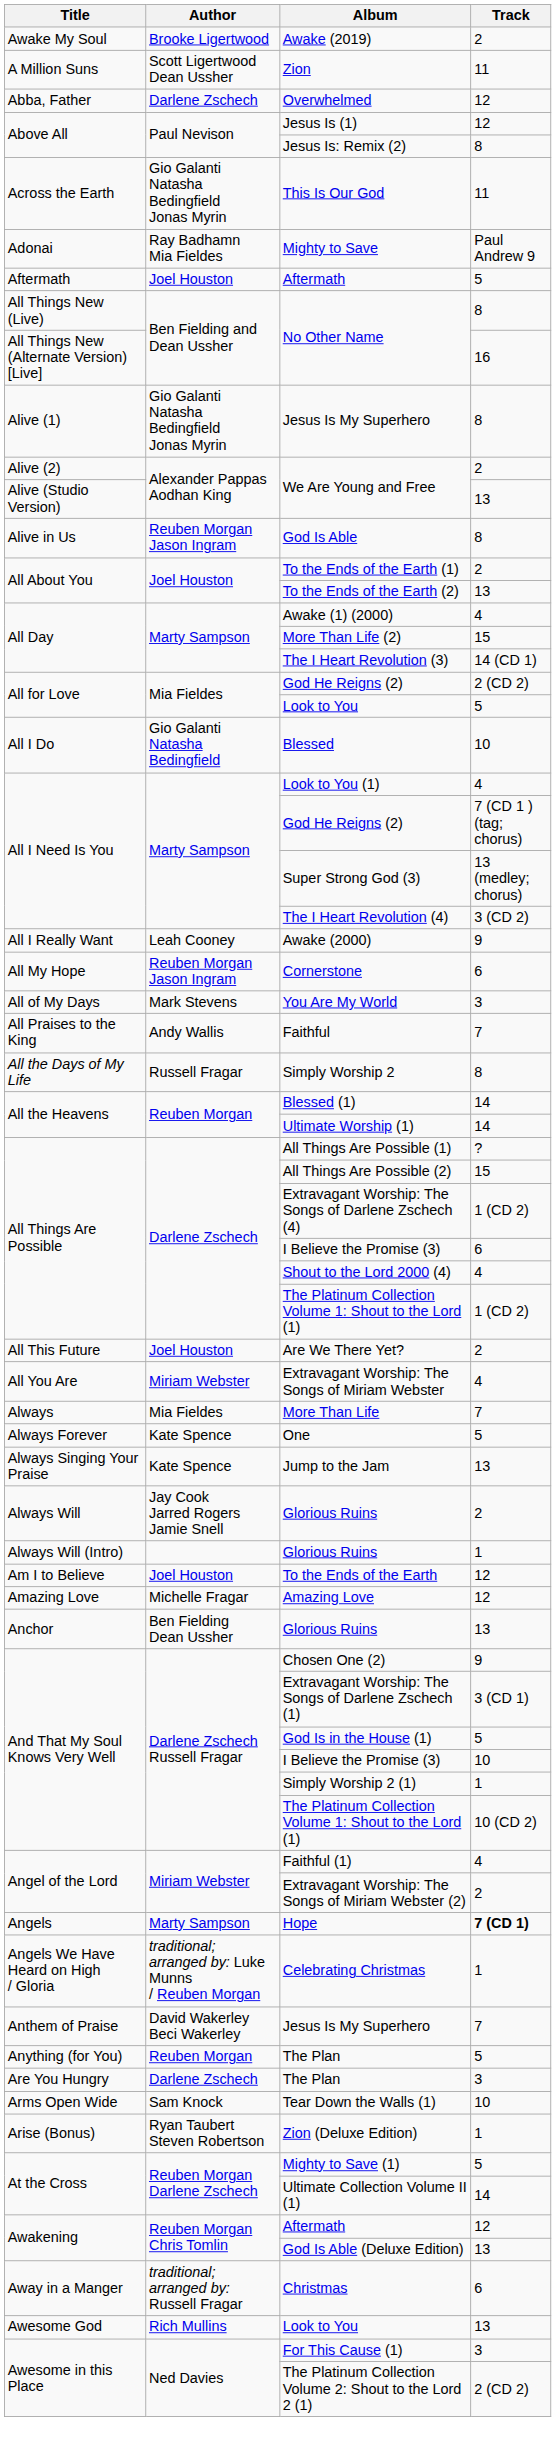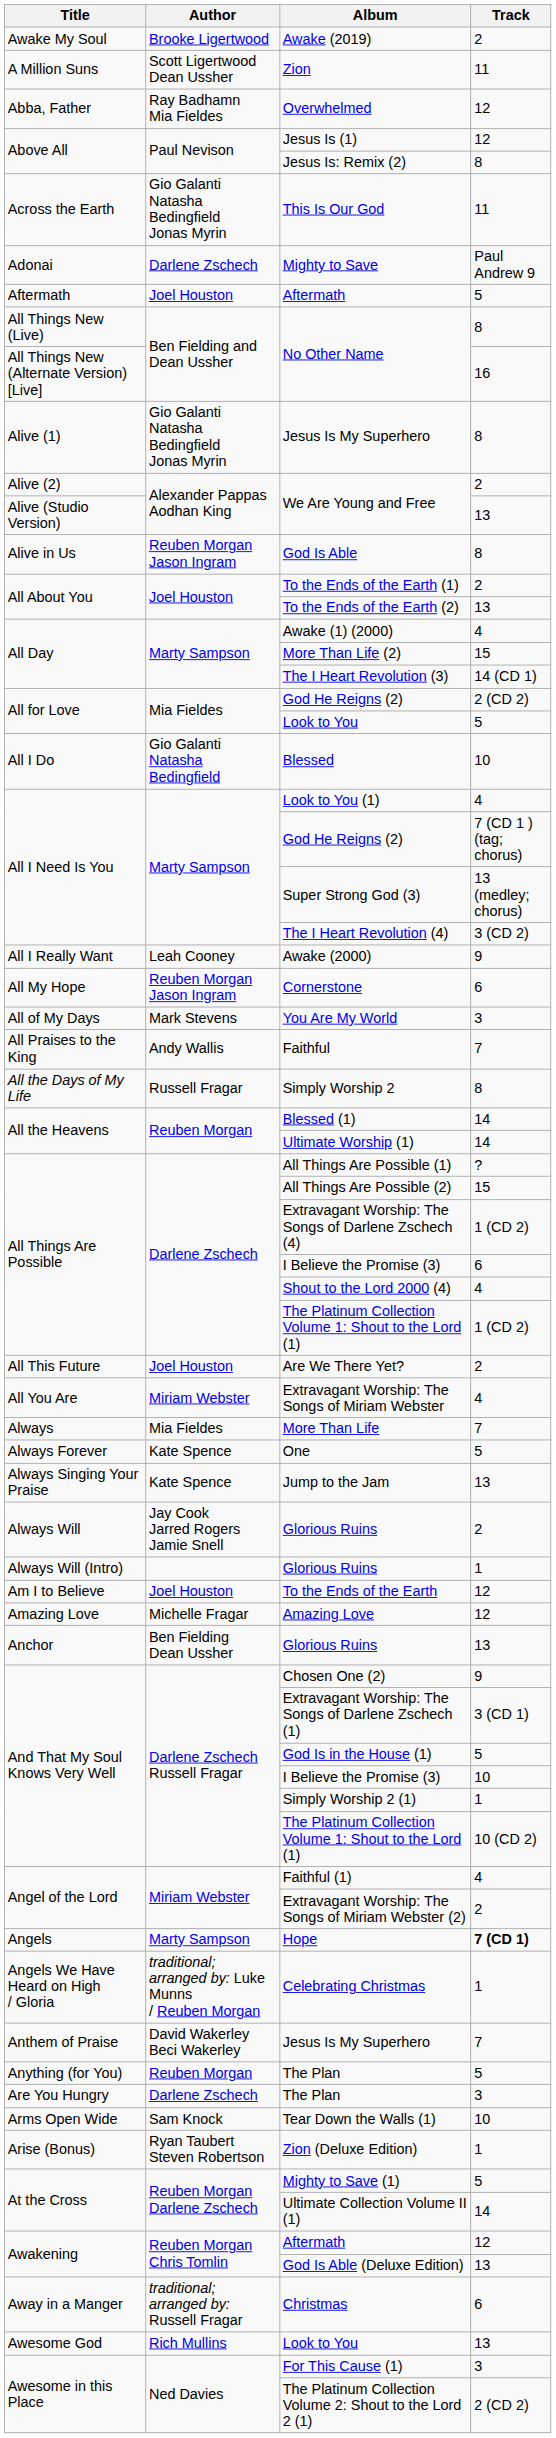(203, 100) Darlene Zschech -> (195, 108) Ray Badhamn Mia Fieldes
(195, 248) Ray Badhamn Mia Fieldes -> (203, 264) Darlene Zschech
